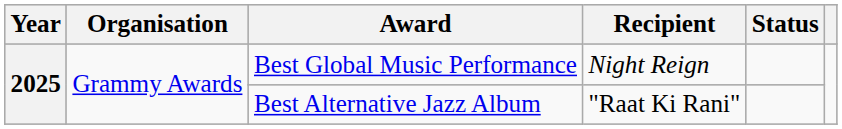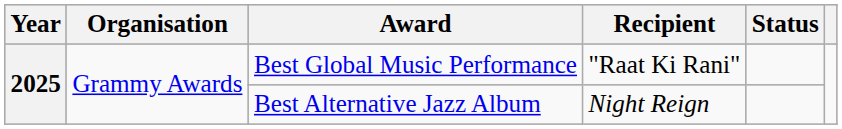(649, 64) Night Reign -> (664, 64) "Raat Ki Rani"
(664, 104) "Raat Ki Rani" -> (649, 104) Night Reign
